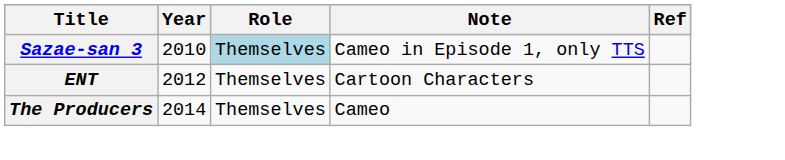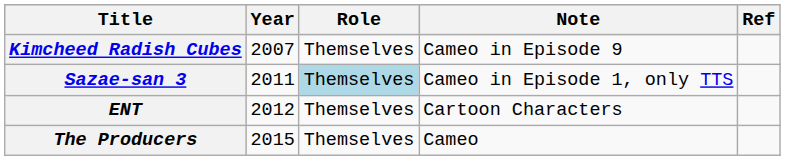+ row: (125, 50)
(184, 50) 2010 -> (273, 80) 2011
(184, 110) 2014 -> (273, 140) 2015
